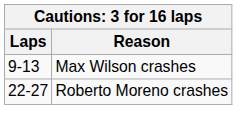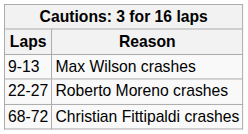+ row: (147, 116)
